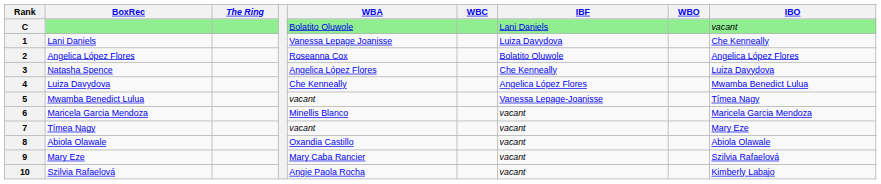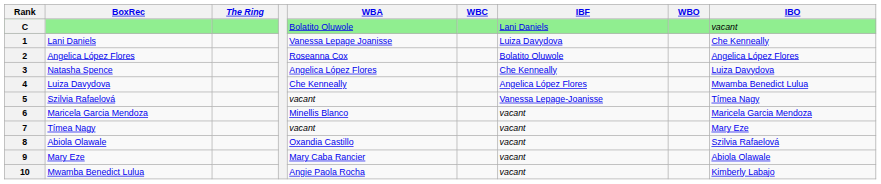(96, 99) Mwamba Benedict Lulua -> (81, 99) Szilvia Rafaelová
(741, 142) Abiola Olawale -> (745, 142) Szilvia Rafaelová
(745, 157) Szilvia Rafaelová -> (741, 157) Abiola Olawale
(81, 172) Szilvia Rafaelová -> (96, 172) Mwamba Benedict Lulua
